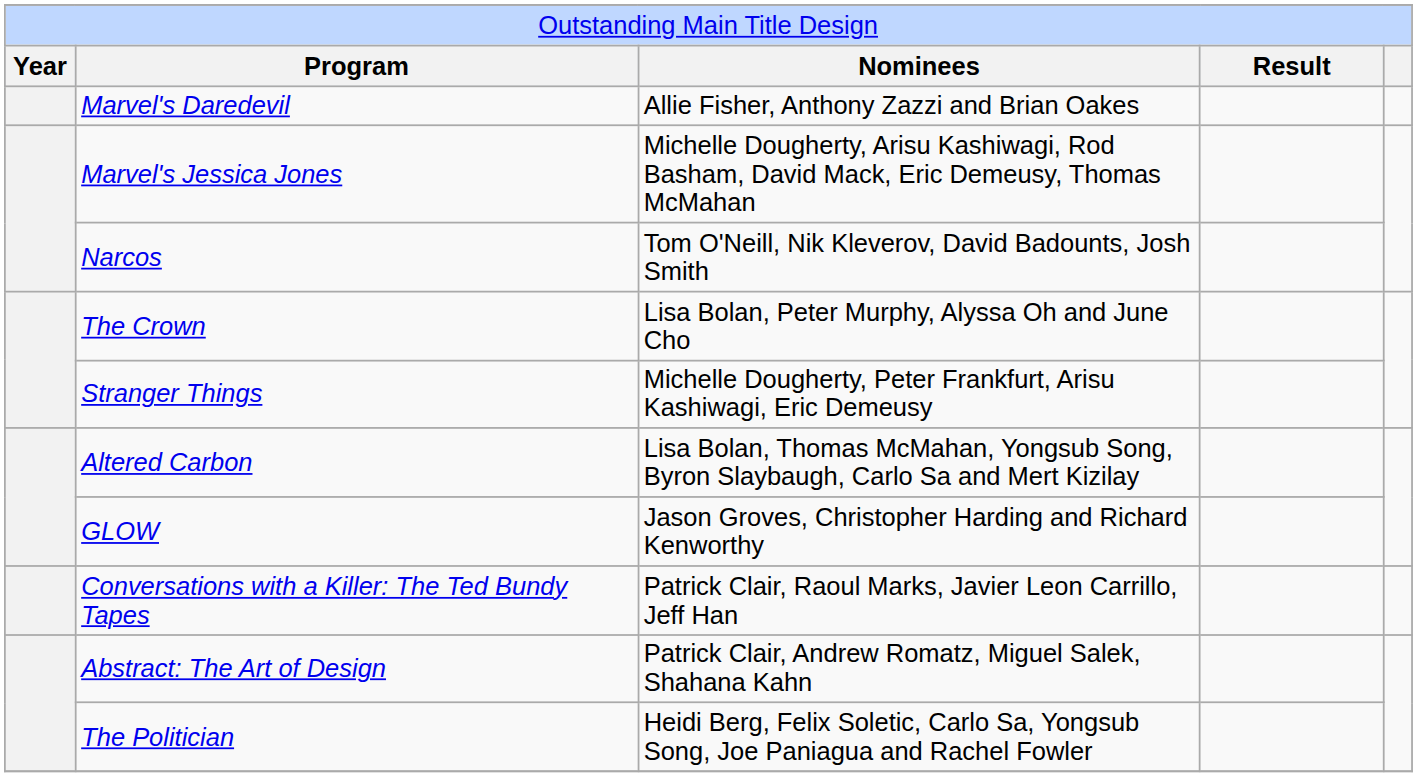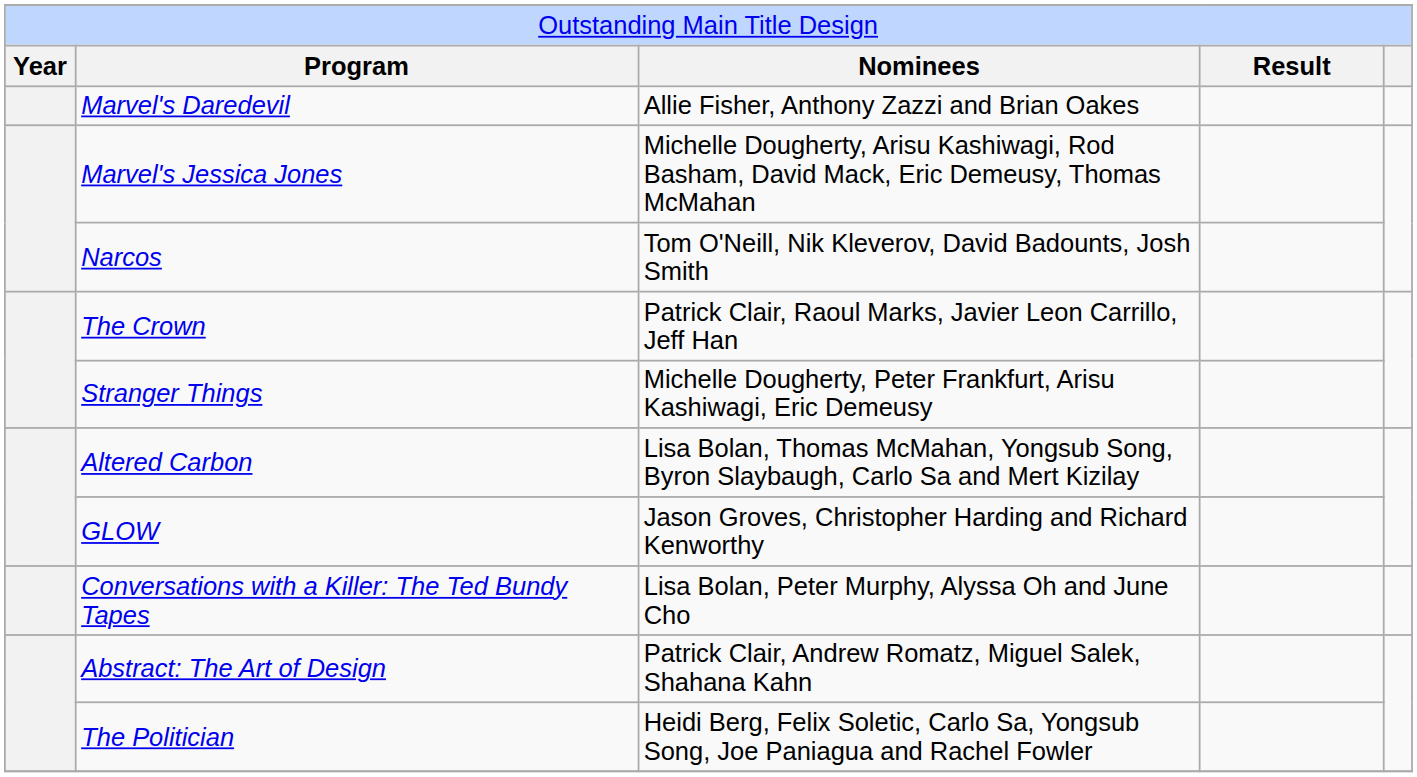(906, 326) Lisa Bolan, Peter Murphy, Alyssa Oh and June Cho -> (911, 326) Patrick Clair, Raoul Marks, Javier Leon Carrillo, Jeff Han
(911, 600) Patrick Clair, Raoul Marks, Javier Leon Carrillo, Jeff Han -> (906, 600) Lisa Bolan, Peter Murphy, Alyssa Oh and June Cho
